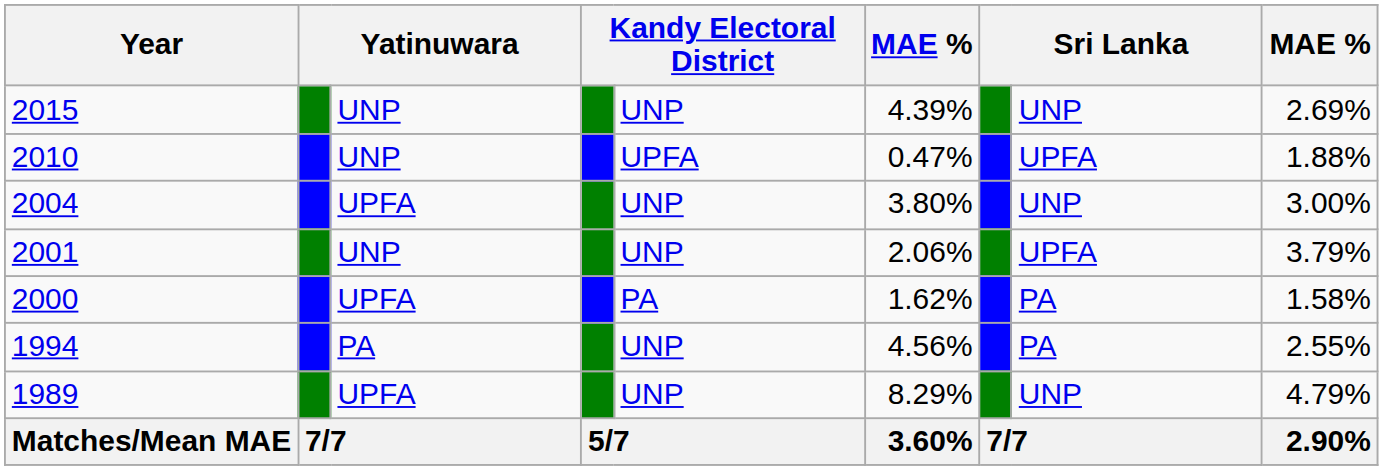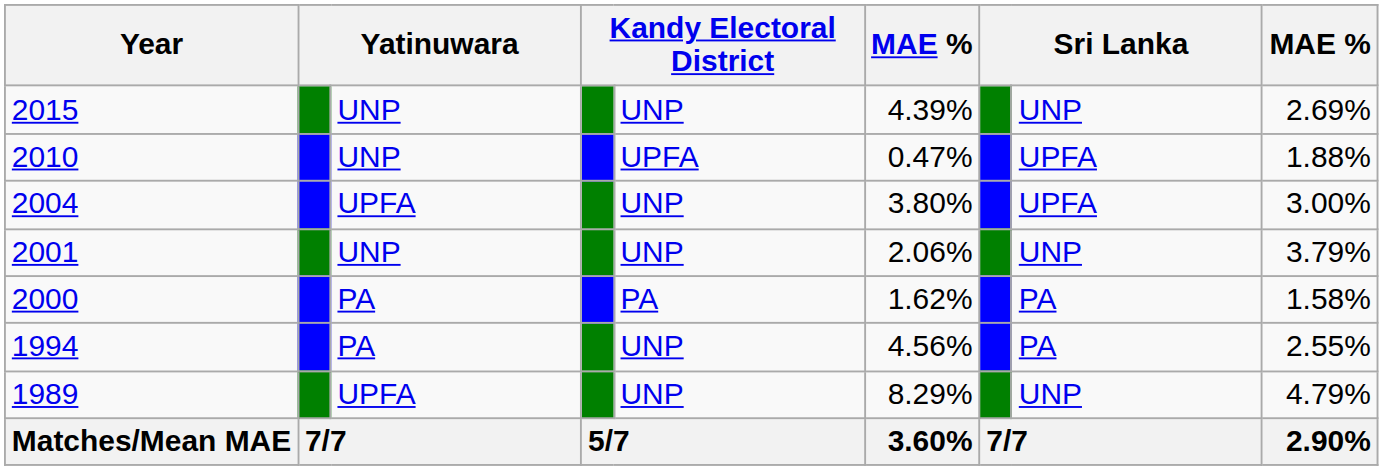(1050, 204) UNP -> (1058, 204) UPFA
(1058, 251) UPFA -> (1050, 251) UNP
(377, 299) UPFA -> (356, 299) PA
